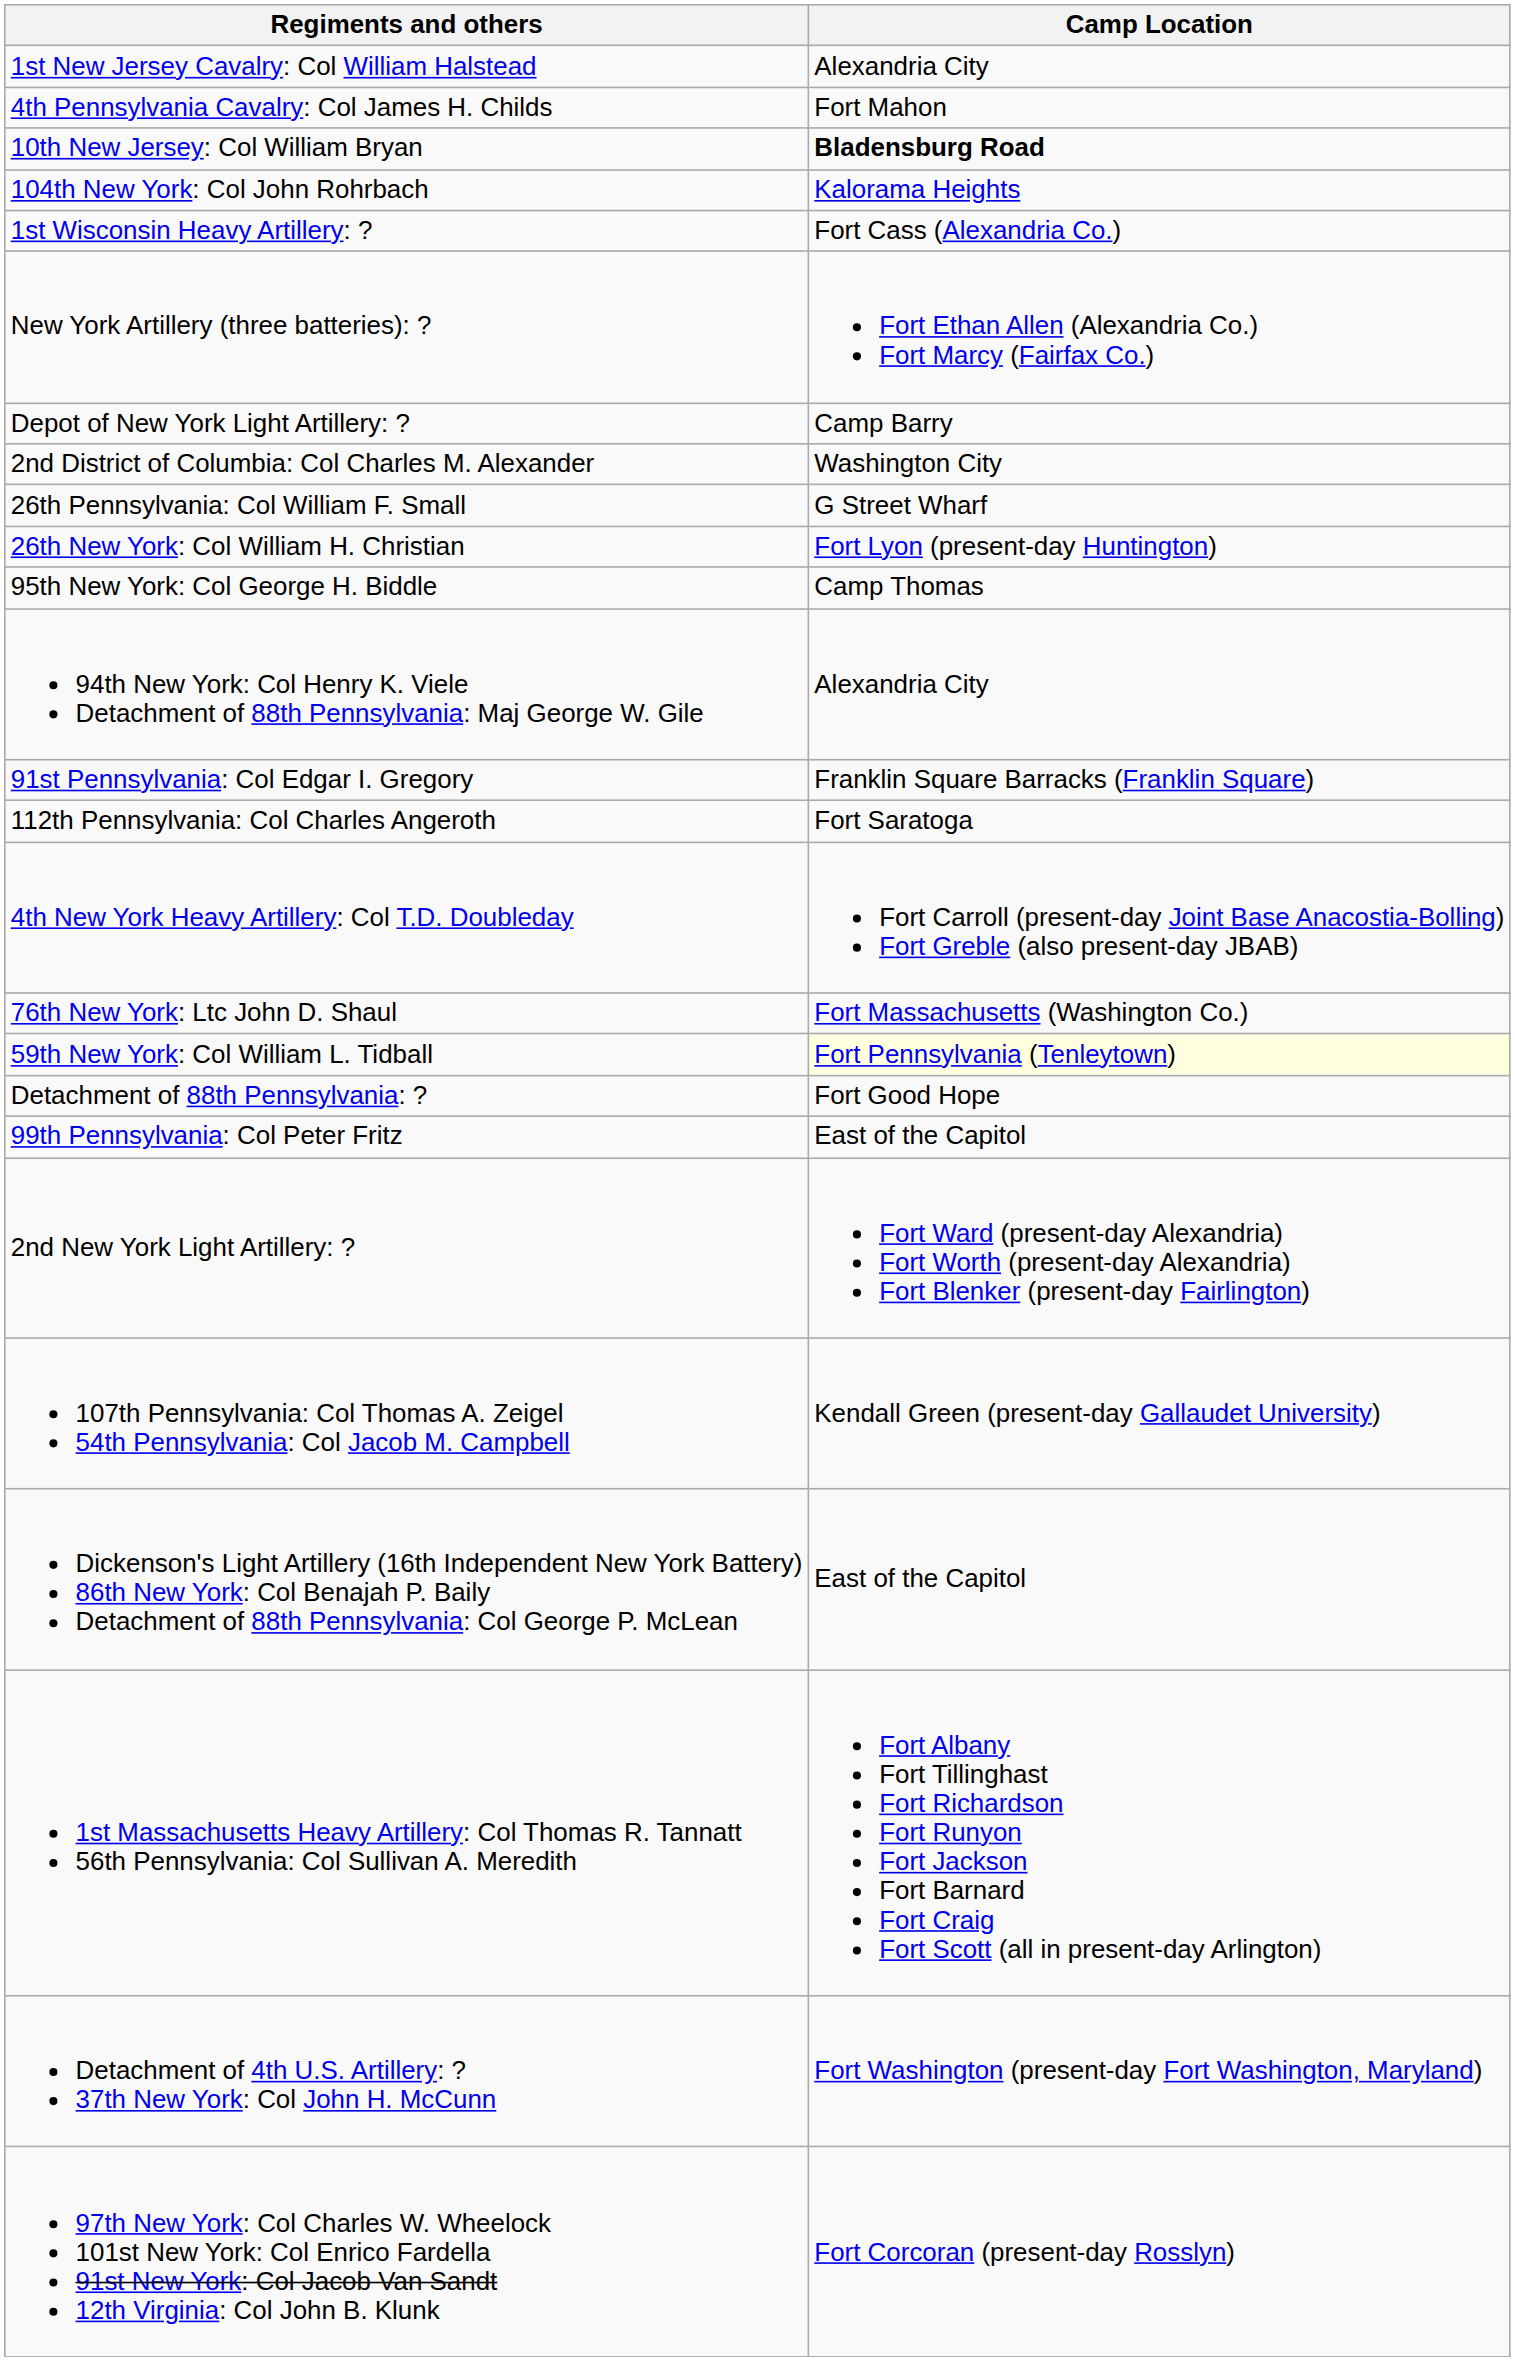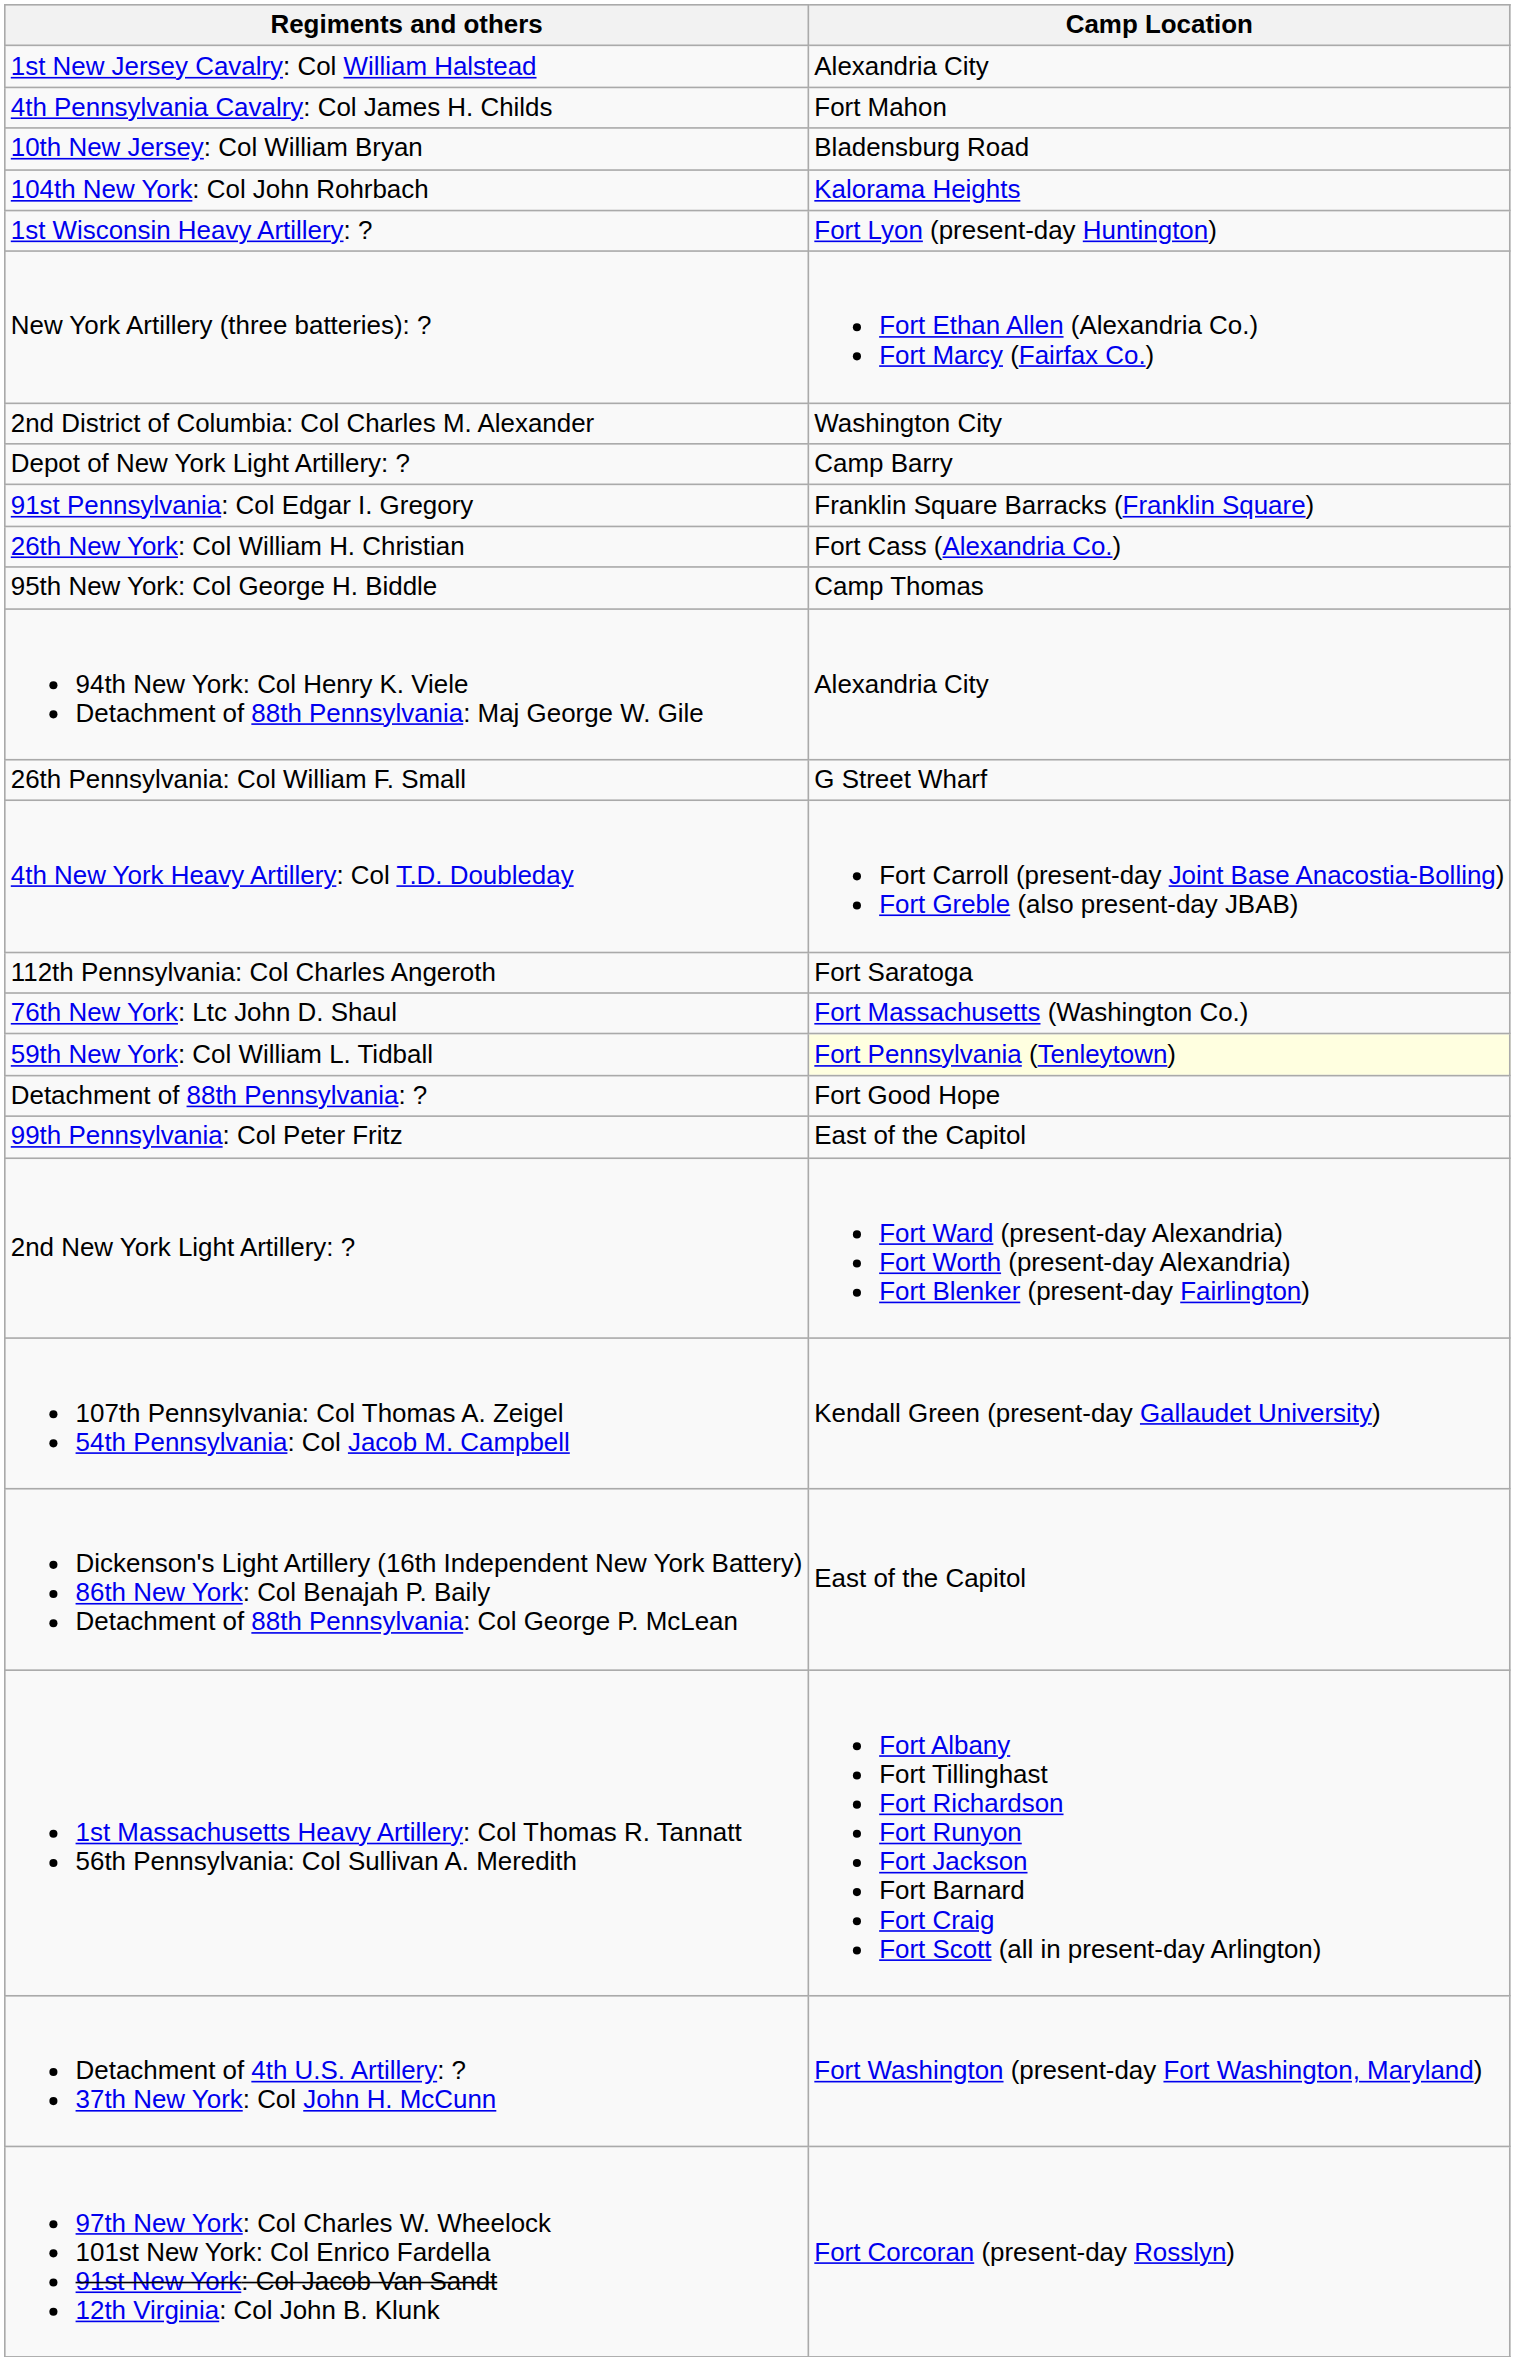(930, 148) bold -> (922, 148) normal
(968, 230) Fort Cass (Alexandria Co.) -> (1016, 230) Fort Lyon (present-day Huntington)
rows swapped: (210, 422) <-> (303, 464)
rows swapped: (238, 505) <-> (242, 779)
(1016, 546) Fort Lyon (present-day Huntington) -> (968, 546) Fort Cass (Alexandria Co.)
rows swapped: (292, 917) <-> (253, 820)
